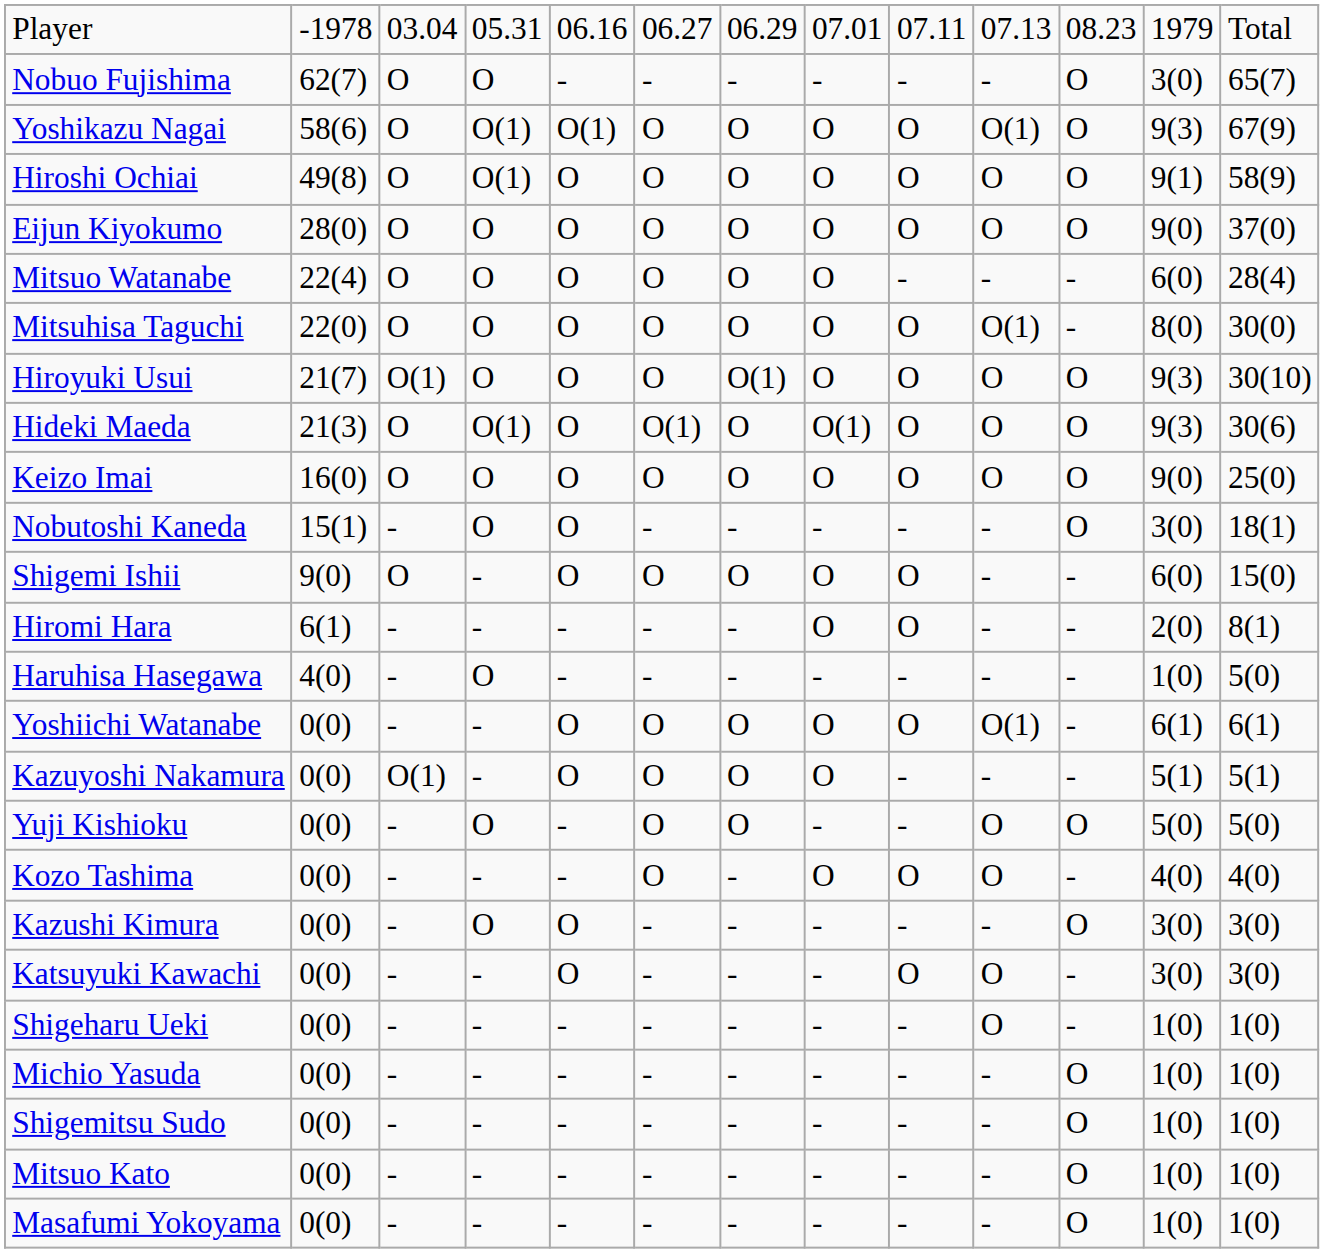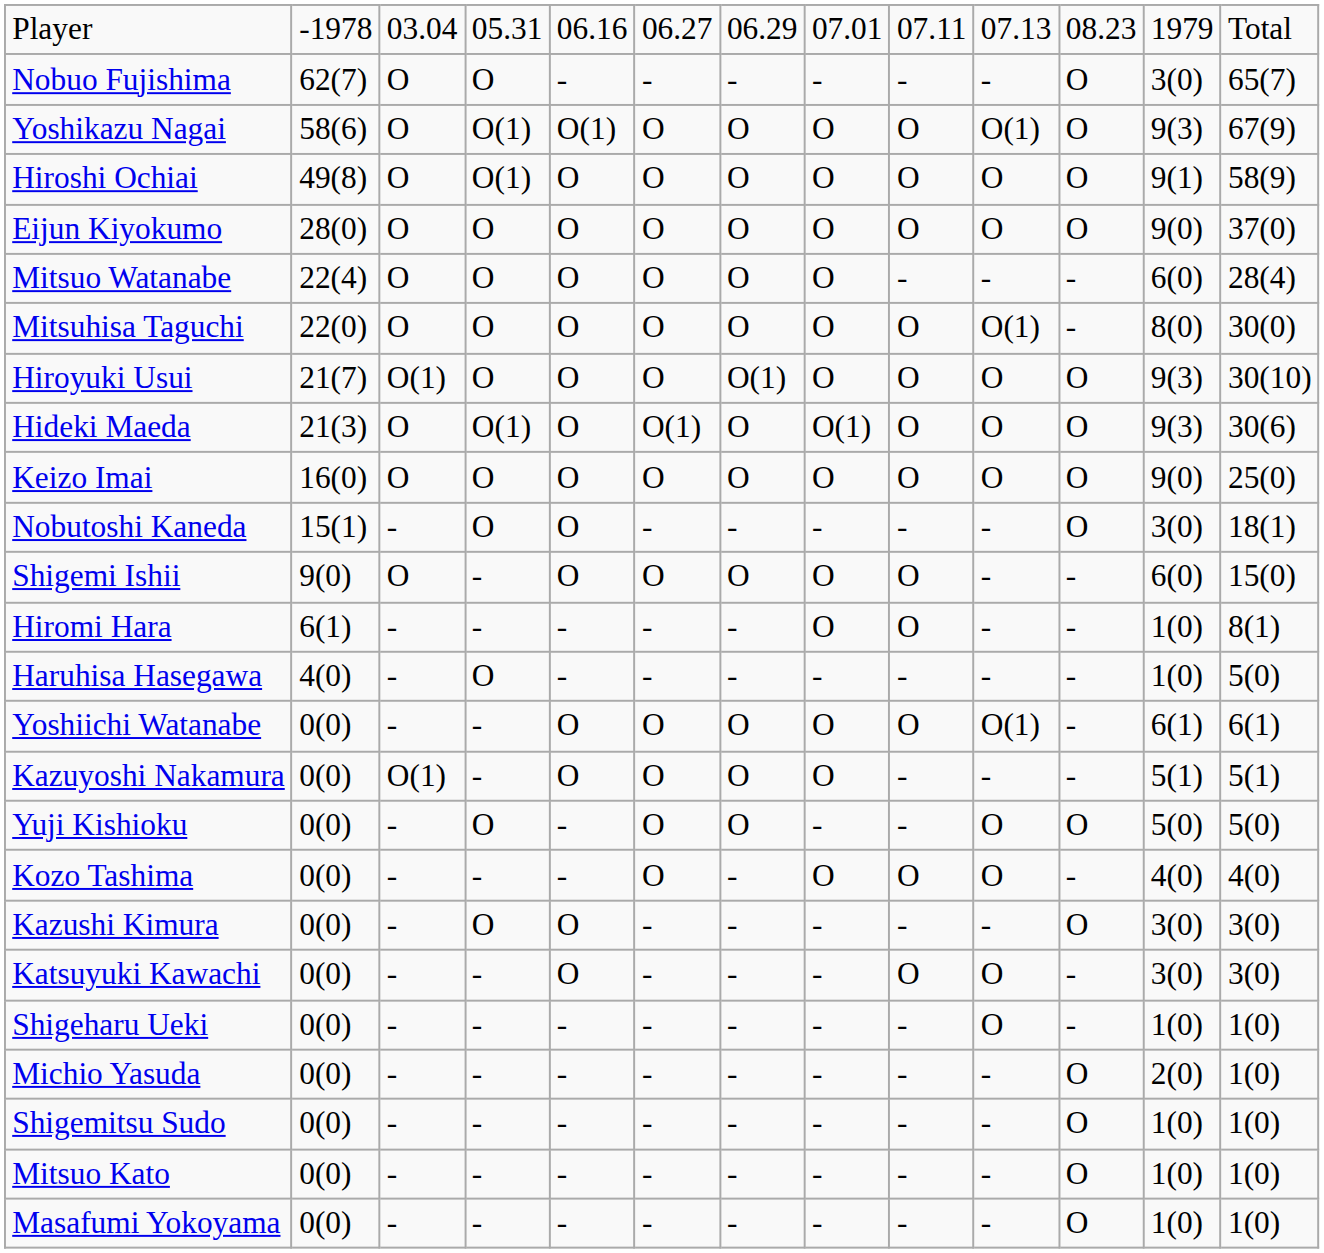(1177, 626) 2(0) -> (1177, 626) 1(0)
(1177, 1073) 1(0) -> (1177, 1073) 2(0)
